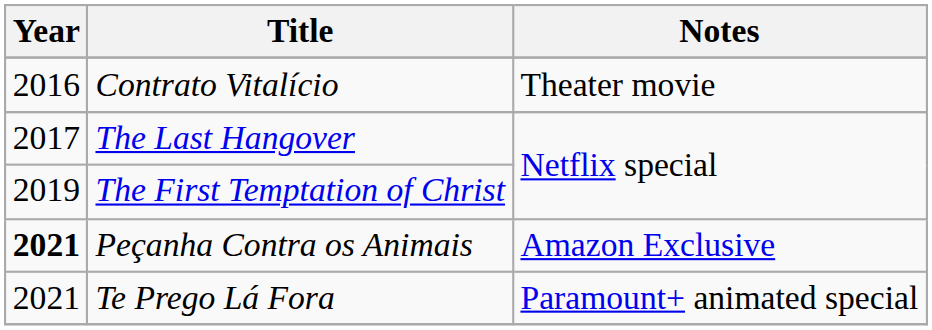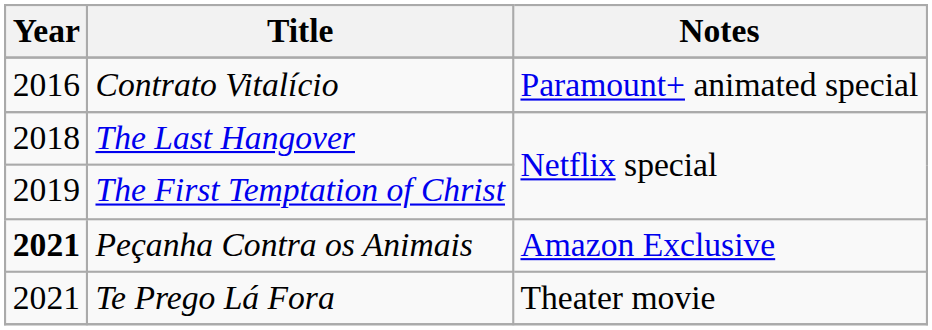(618, 84) Theater movie -> (719, 84) Paramount+ animated special
(46, 137) 2017 -> (46, 137) 2018
(719, 297) Paramount+ animated special -> (618, 297) Theater movie
